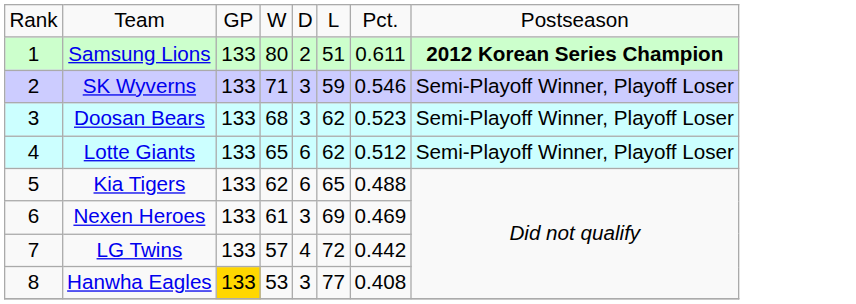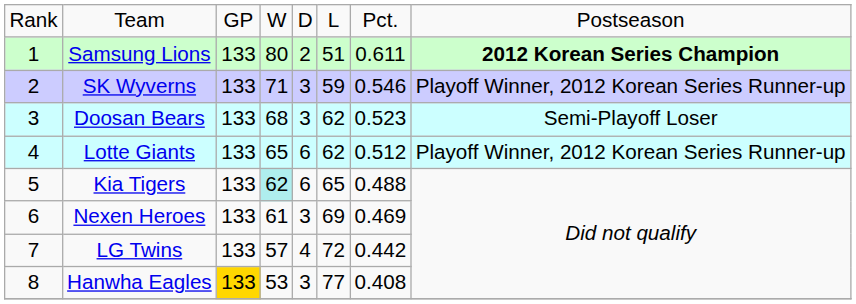(575, 86) Semi-Playoff Winner, Playoff Loser -> (631, 86) Playoff Winner, 2012 Korean Series Runner-up
(575, 119) Semi-Playoff Winner, Playoff Loser -> (631, 119) Semi-Playoff Loser
(575, 151) Semi-Playoff Winner, Playoff Loser -> (631, 151) Playoff Winner, 2012 Korean Series Runner-up
(277, 184) no background -> (277, 184) paleturquoise background
